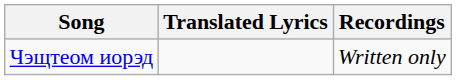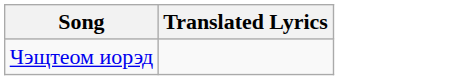- column: (392, 21)
